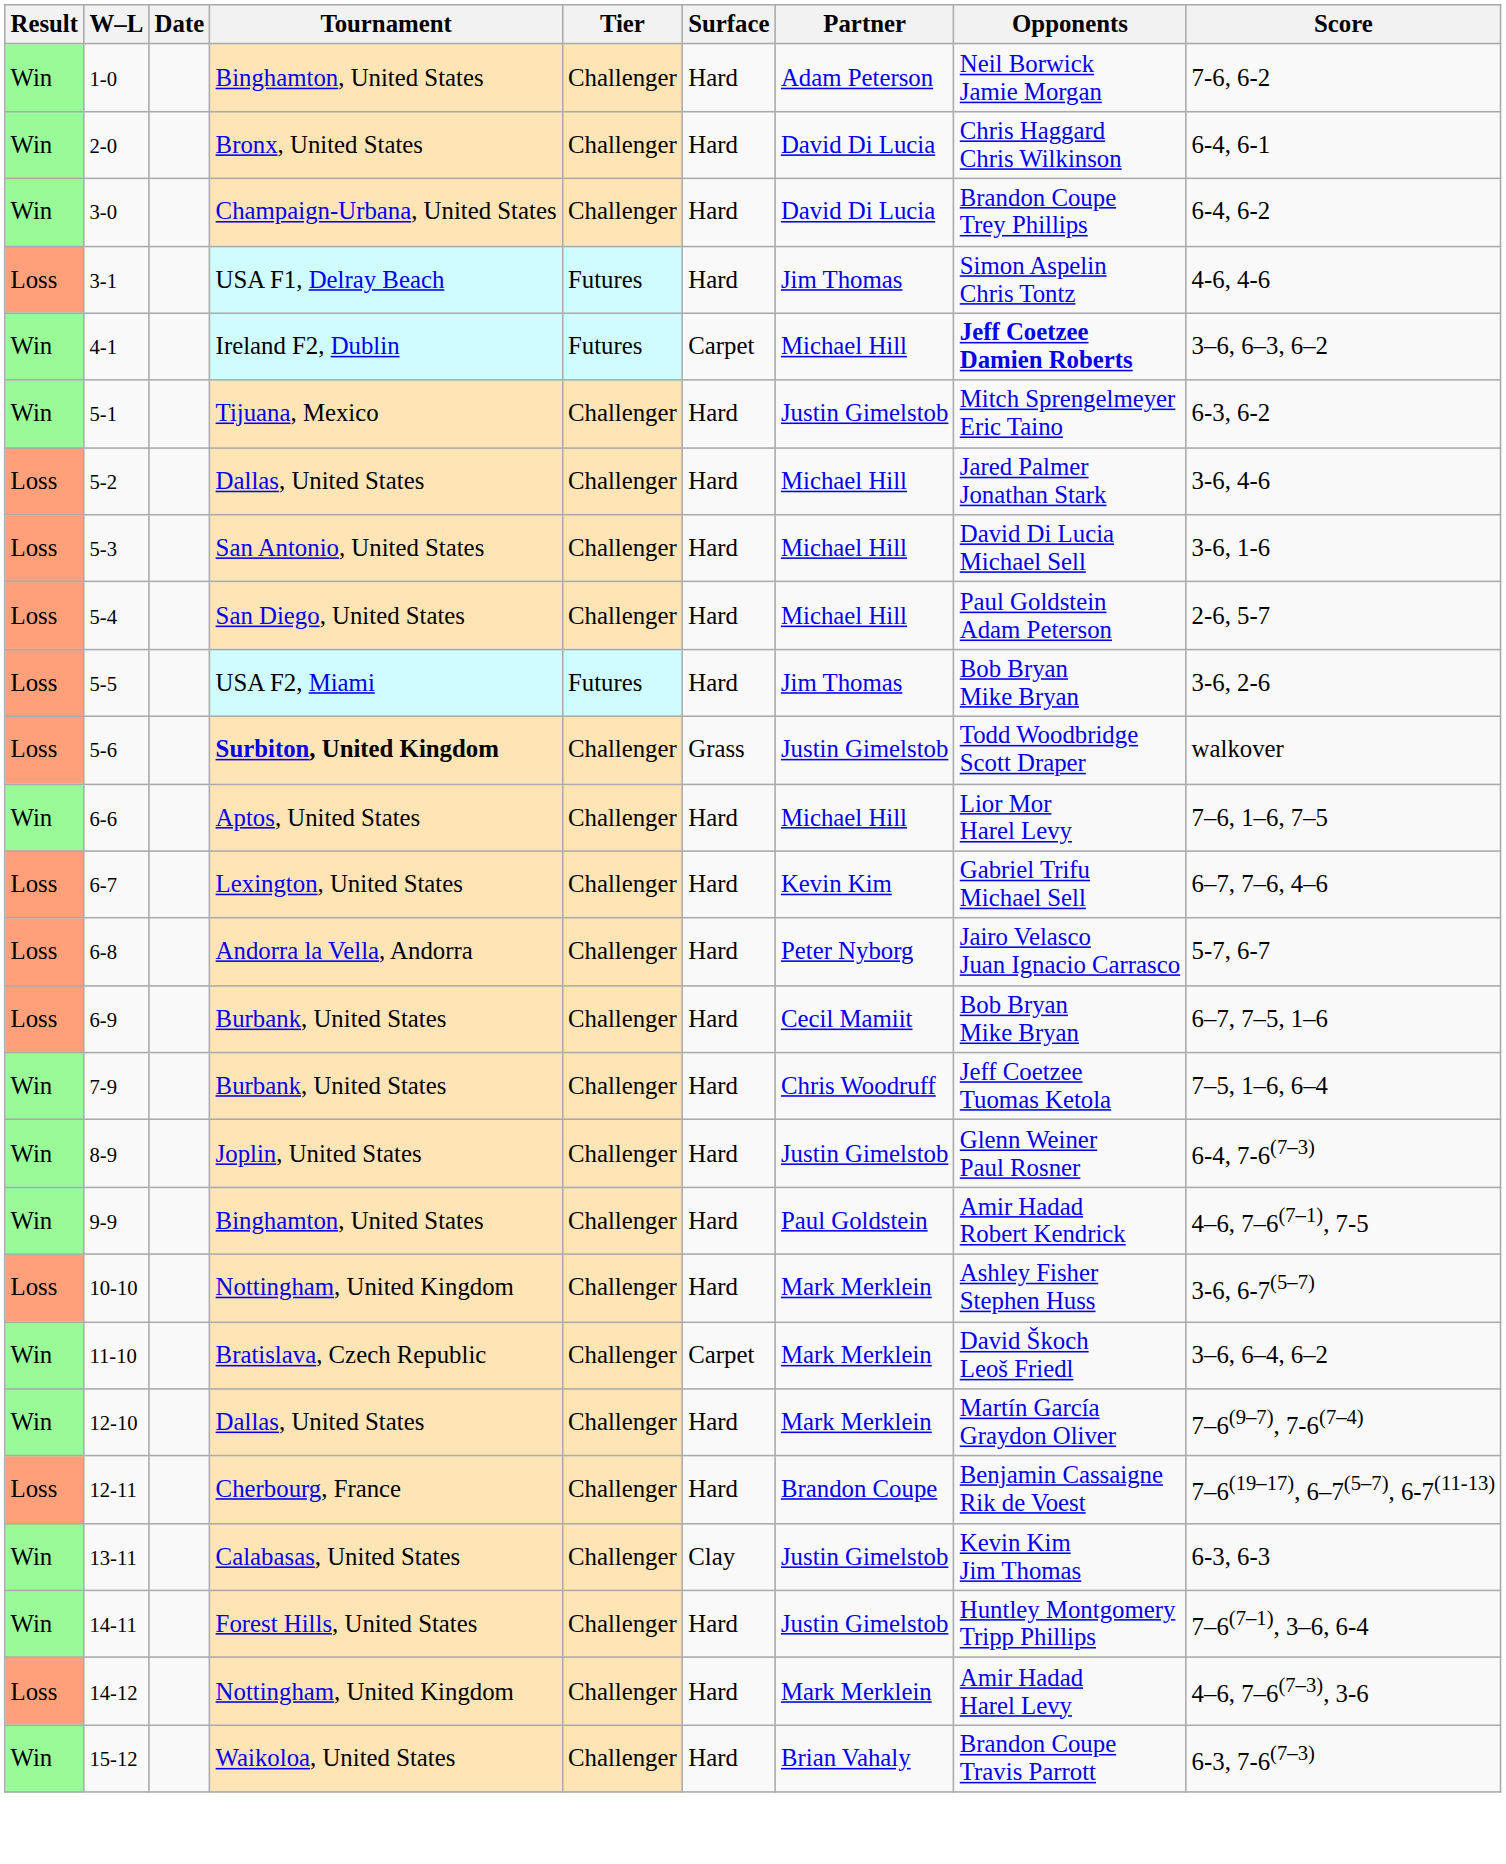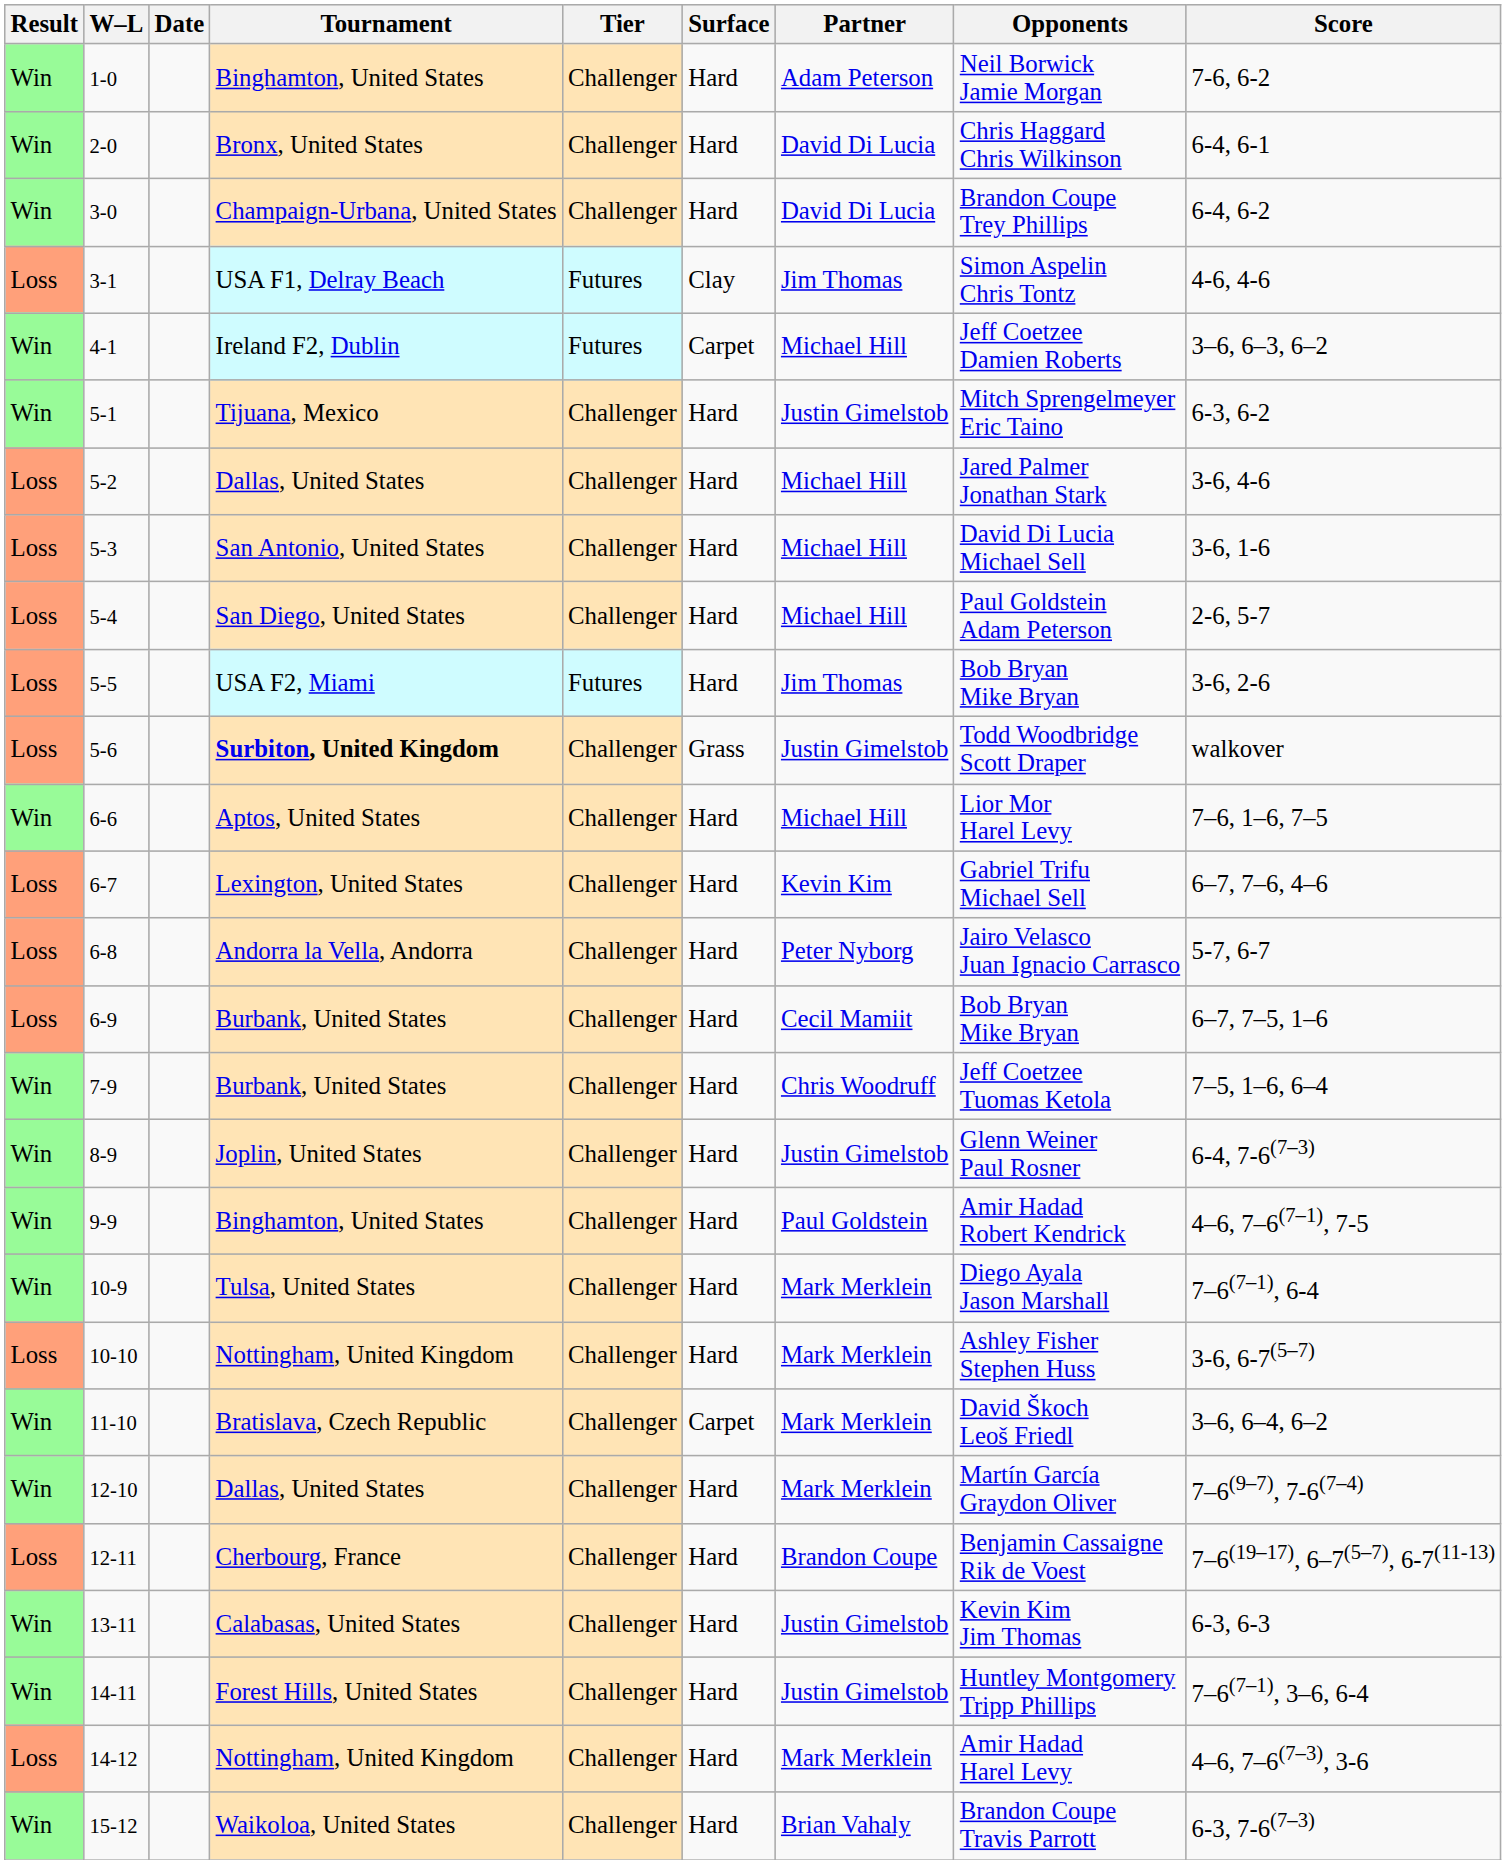(713, 279) Hard -> (712, 279) Clay
(1046, 346) bold -> (1041, 346) normal
+ row: (108, 1289)
(712, 1556) Clay -> (713, 1623) Hard
